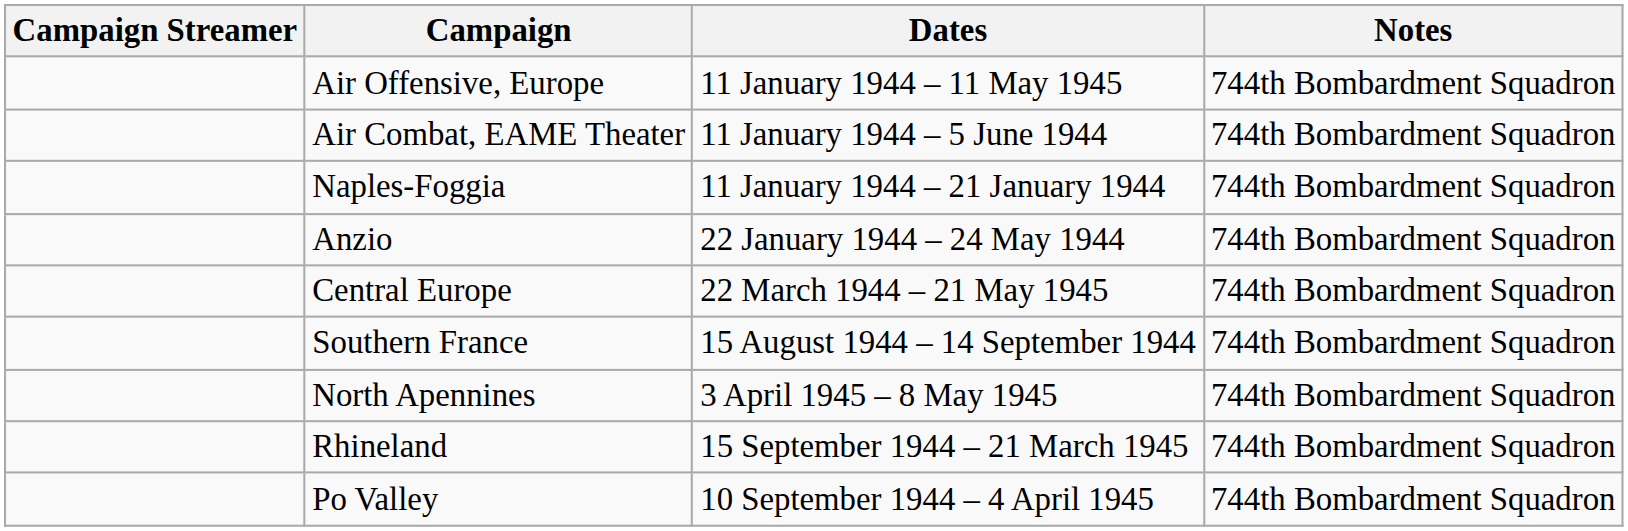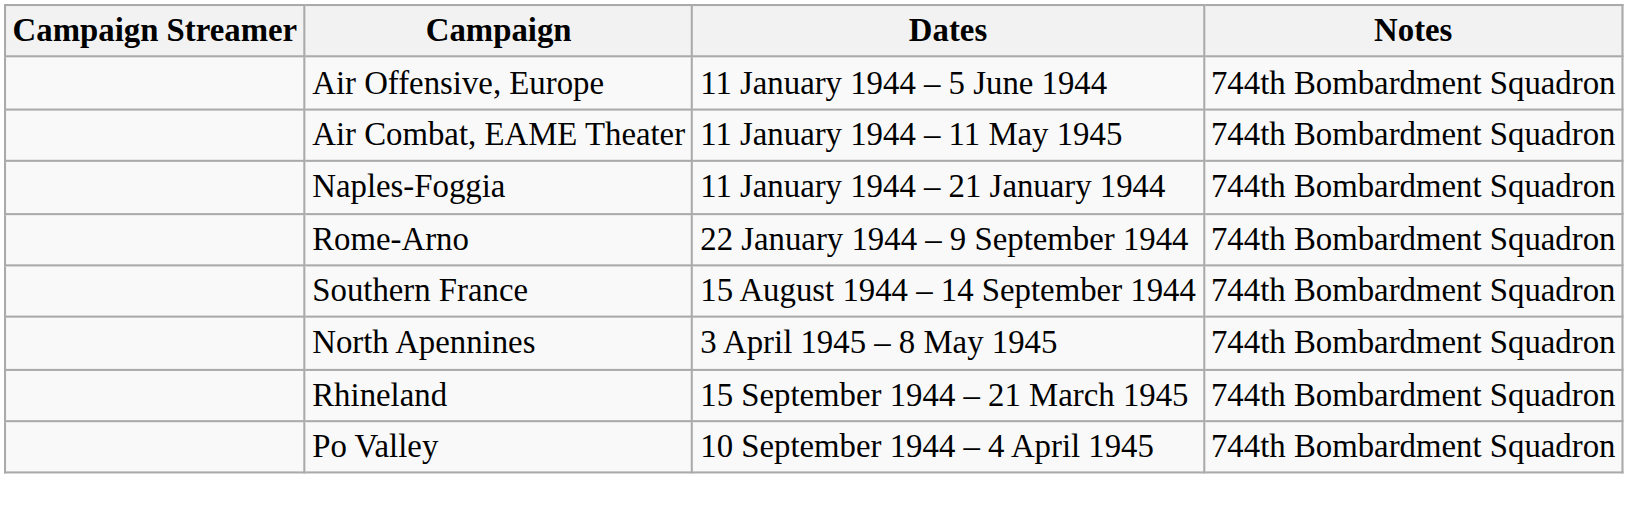(911, 82) 11 January 1944 – 11 May 1945 -> (904, 82) 11 January 1944 – 5 June 1944
(904, 134) 11 January 1944 – 5 June 1944 -> (911, 134) 11 January 1944 – 11 May 1945
- row: (352, 238)
+ row: (391, 238)
- row: (412, 290)
